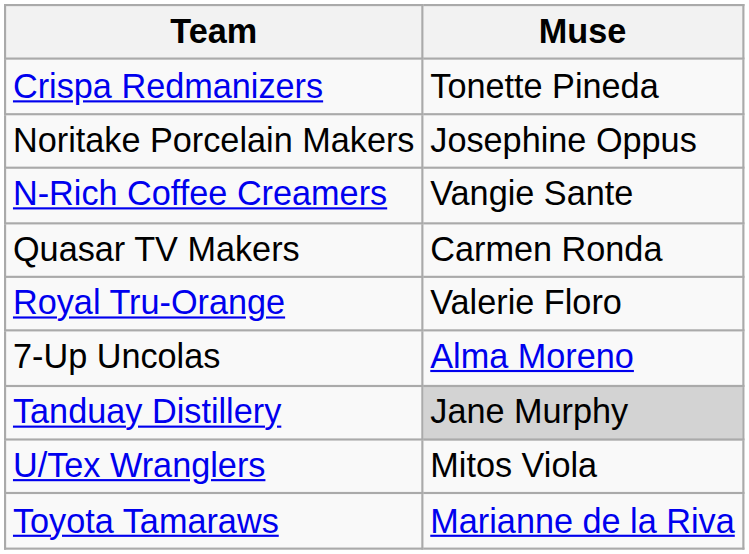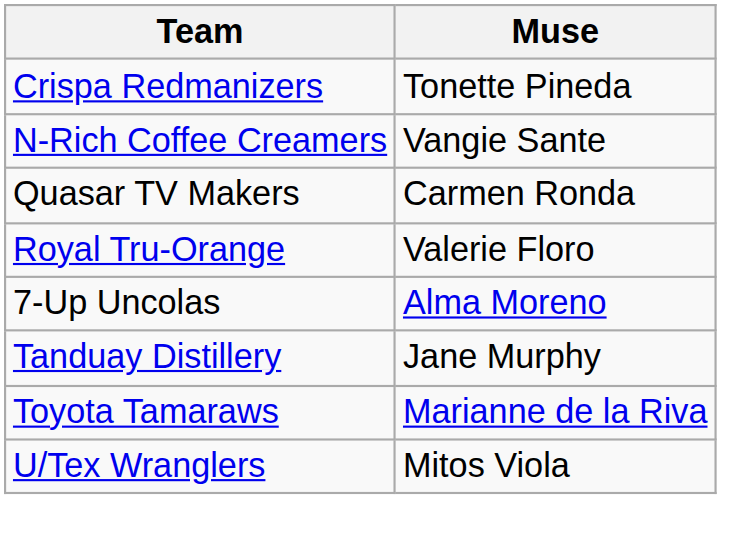- row: (214, 140)
(529, 411) lightgrey background -> (502, 357) no background
rows swapped: (146, 520) <-> (139, 466)
